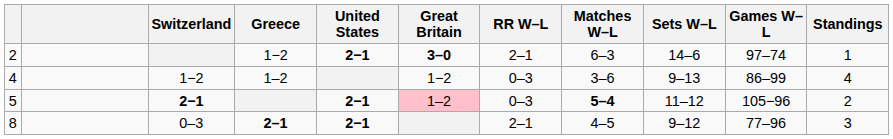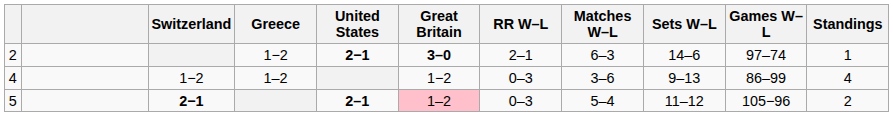(357, 101) 2−1 -> (357, 101) 2–1
(603, 101) bold -> (603, 101) normal
- row: (13, 123)
